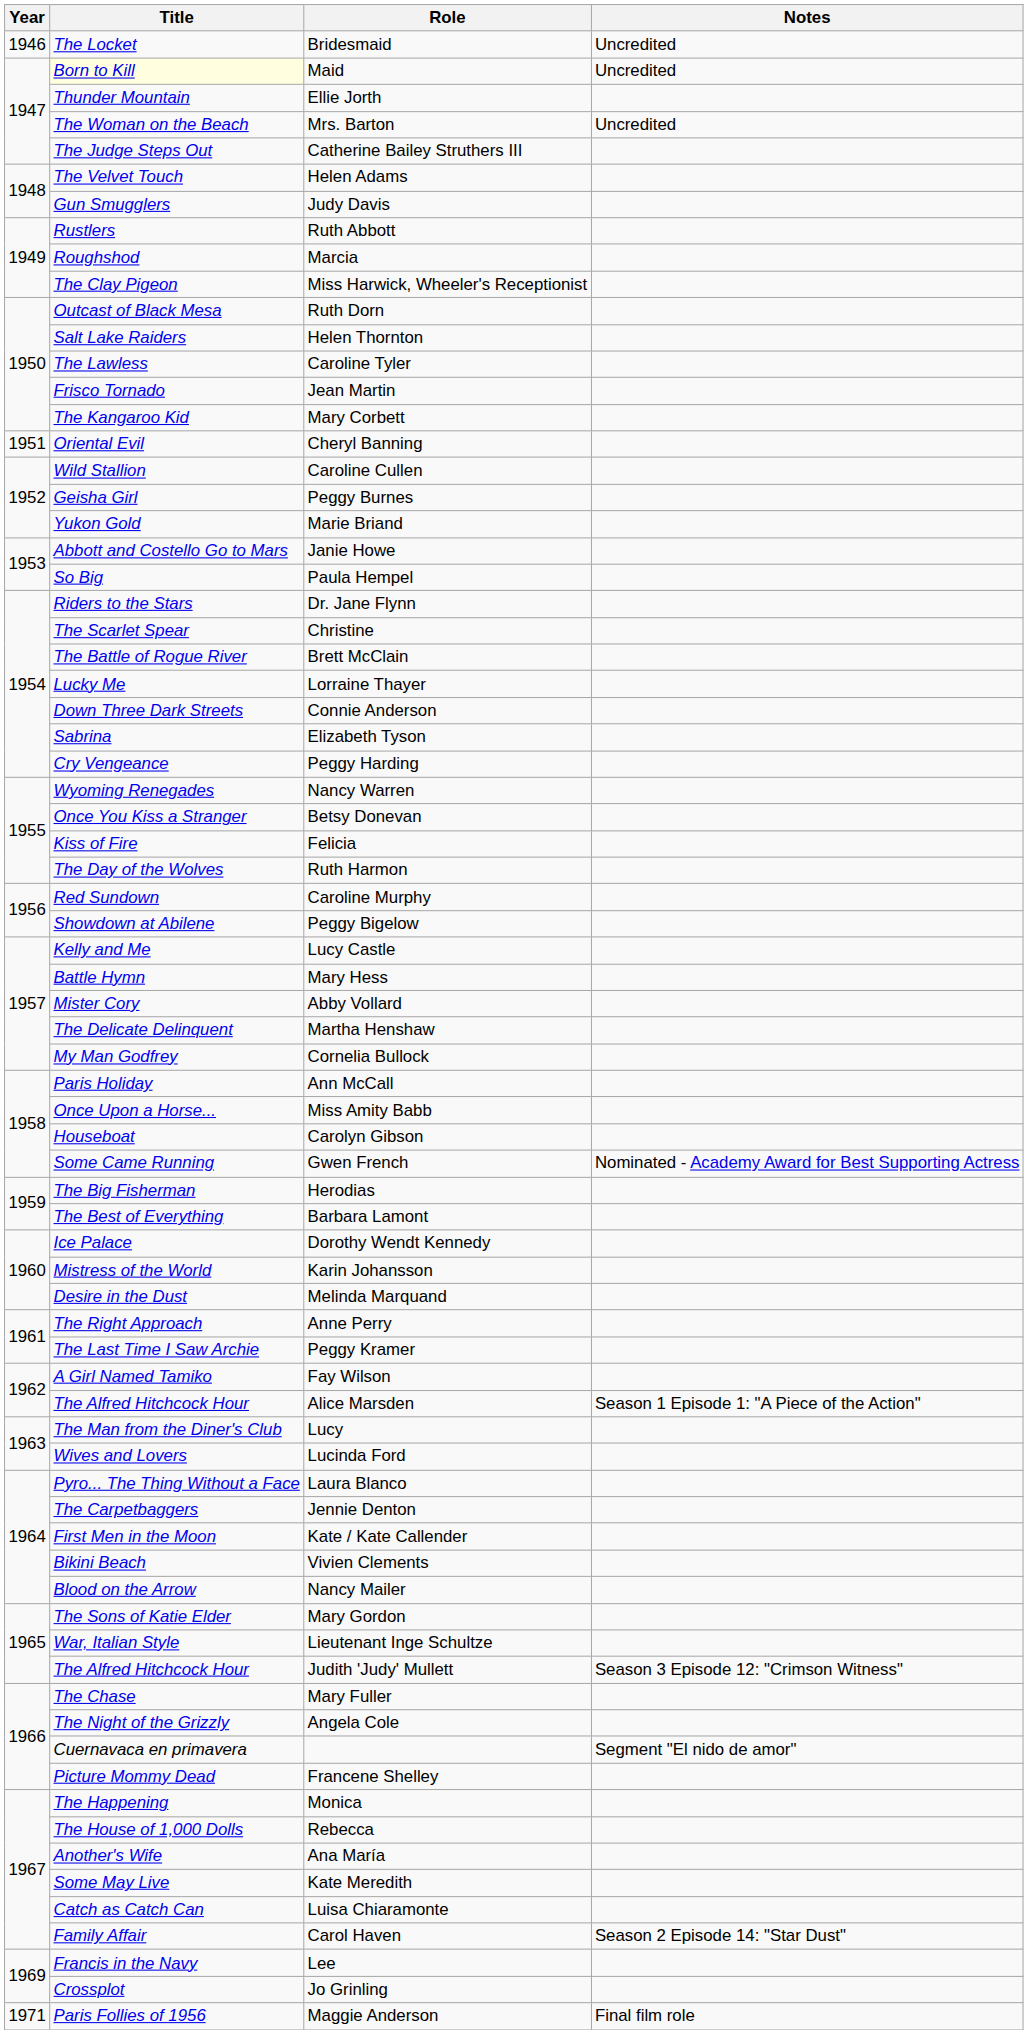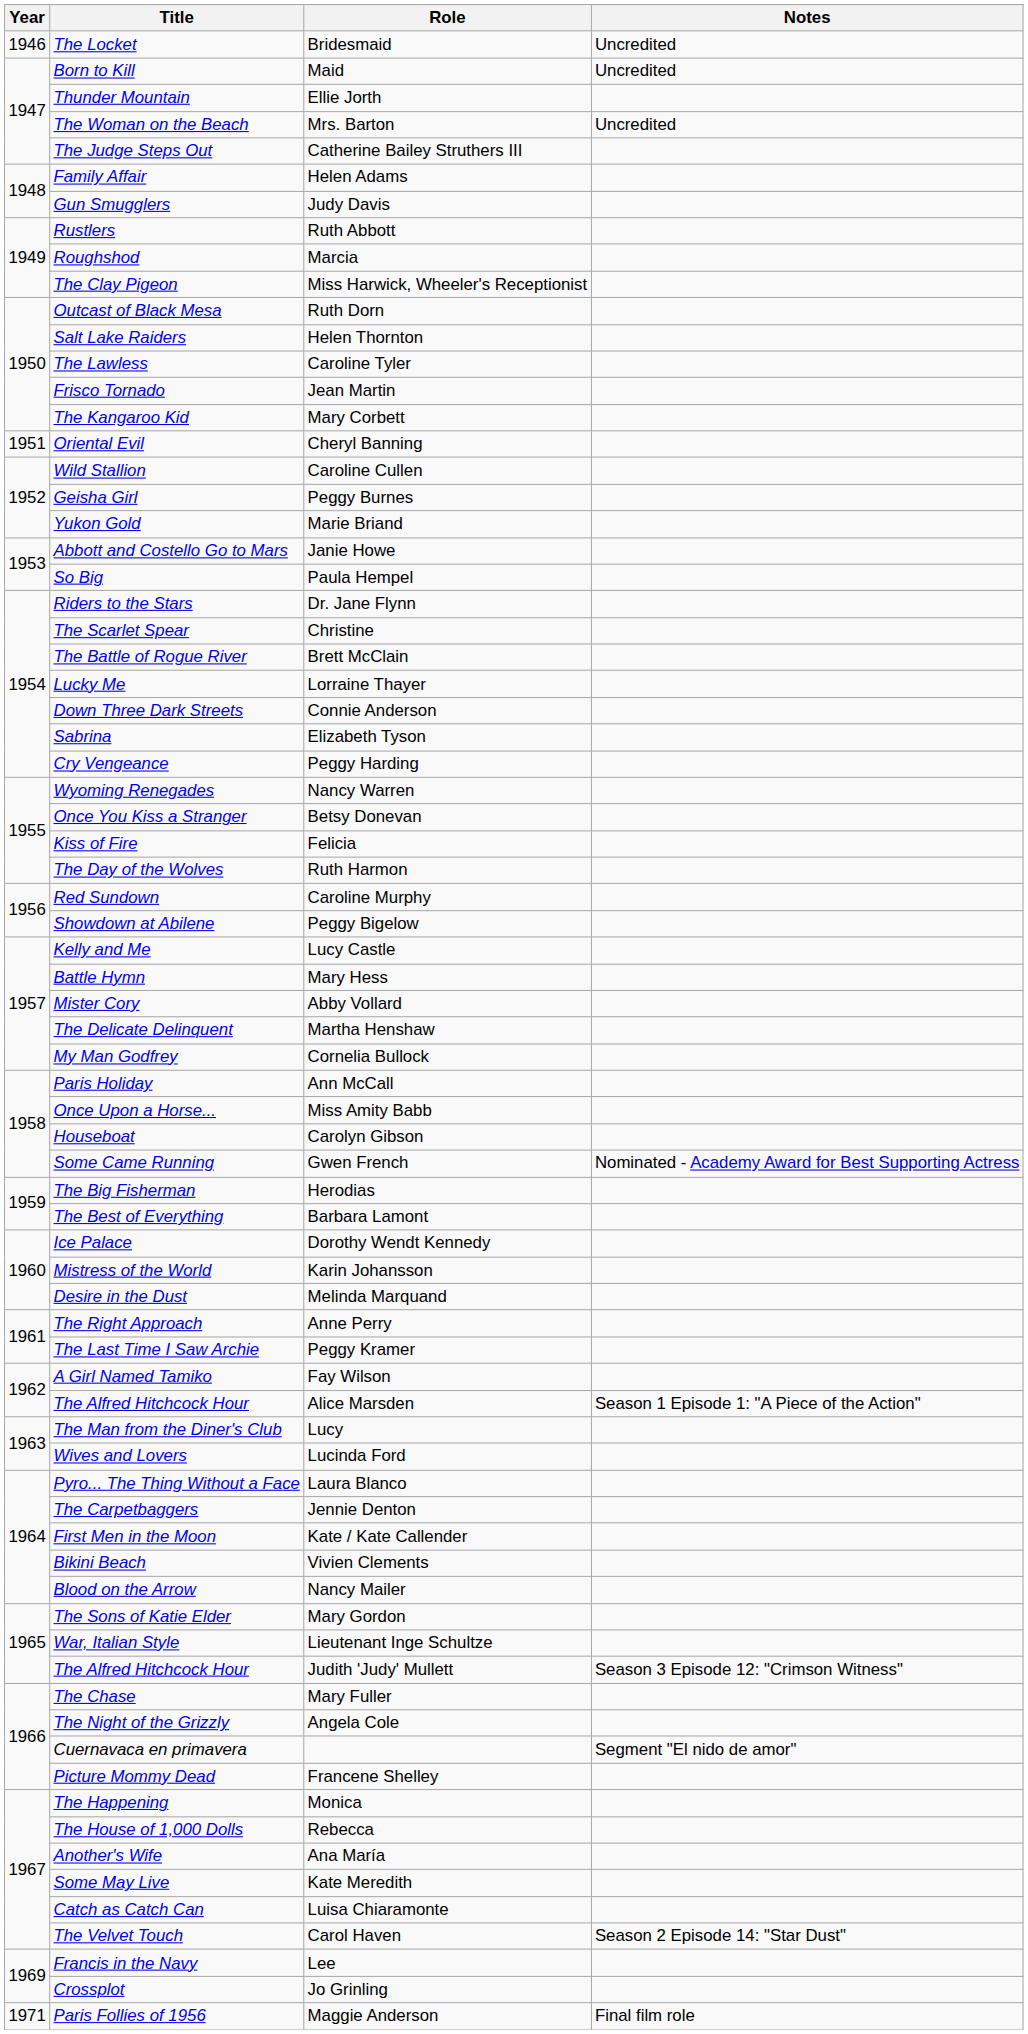(94, 71) lightyellow background -> (94, 71) no background
(118, 177) The Velvet Touch -> (100, 177) Family Affair
(100, 1936) Family Affair -> (118, 1936) The Velvet Touch
